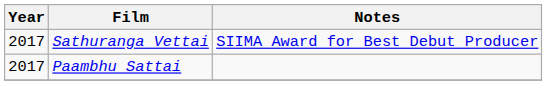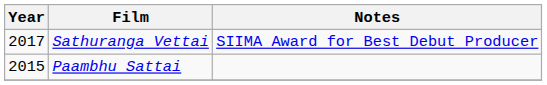(27, 67) 2017 -> (27, 67) 2015
